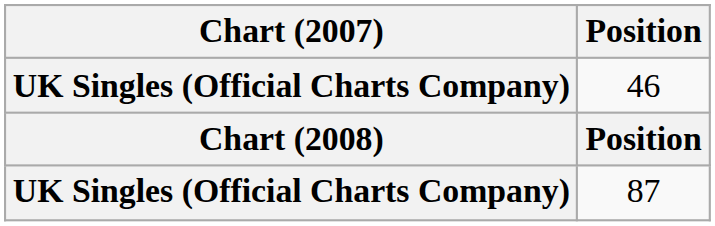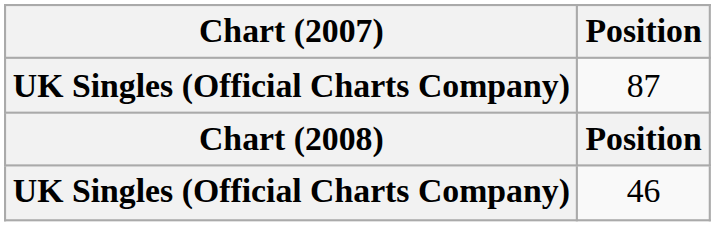rows swapped: (644, 84) <-> (644, 191)
